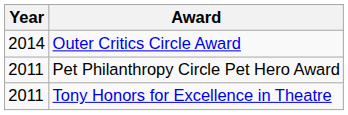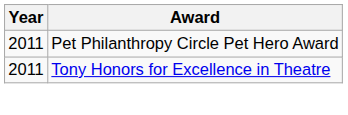- row: (147, 43)
